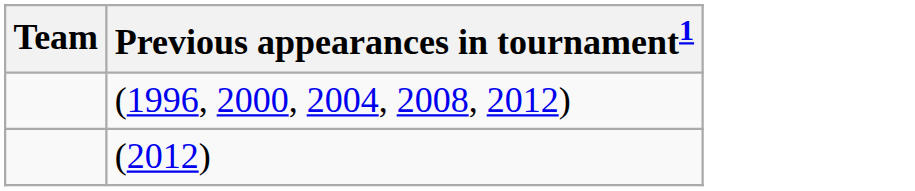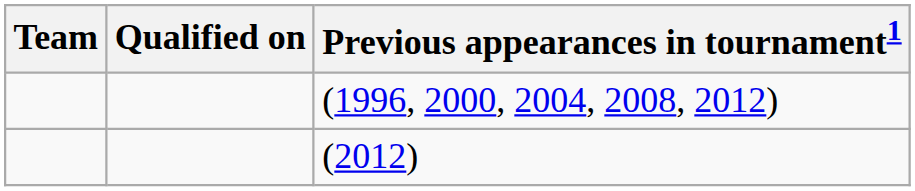+ column: (210, 37)
